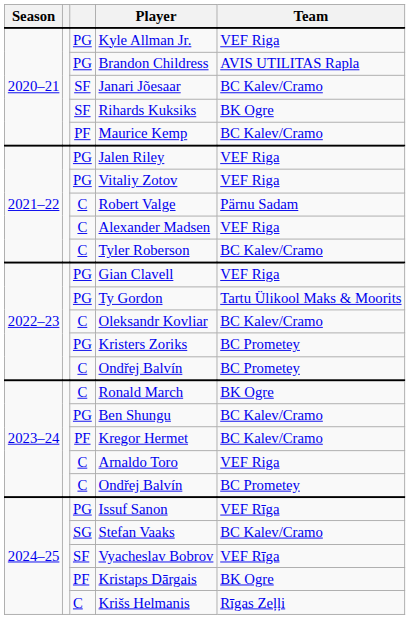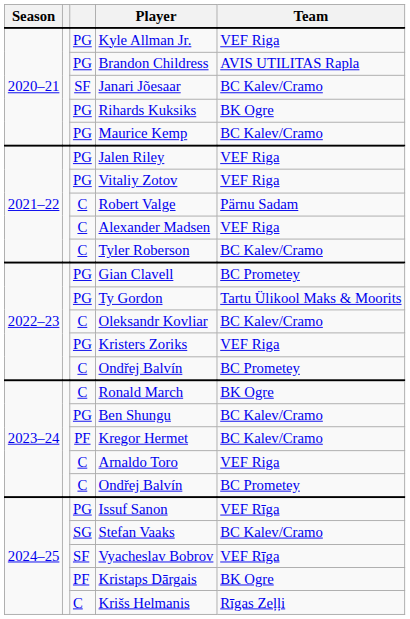(82, 110) SF -> (82, 110) PG
(82, 133) PF -> (82, 133) PG
(250, 274) VEF Riga -> (260, 274) BC Prometey
(260, 344) BC Prometey -> (250, 344) VEF Riga
